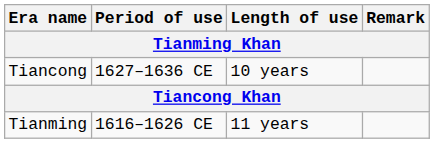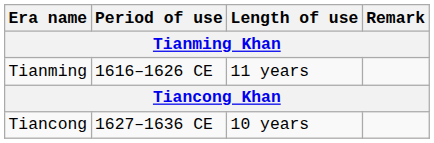rows swapped: (48, 125) <-> (48, 71)
